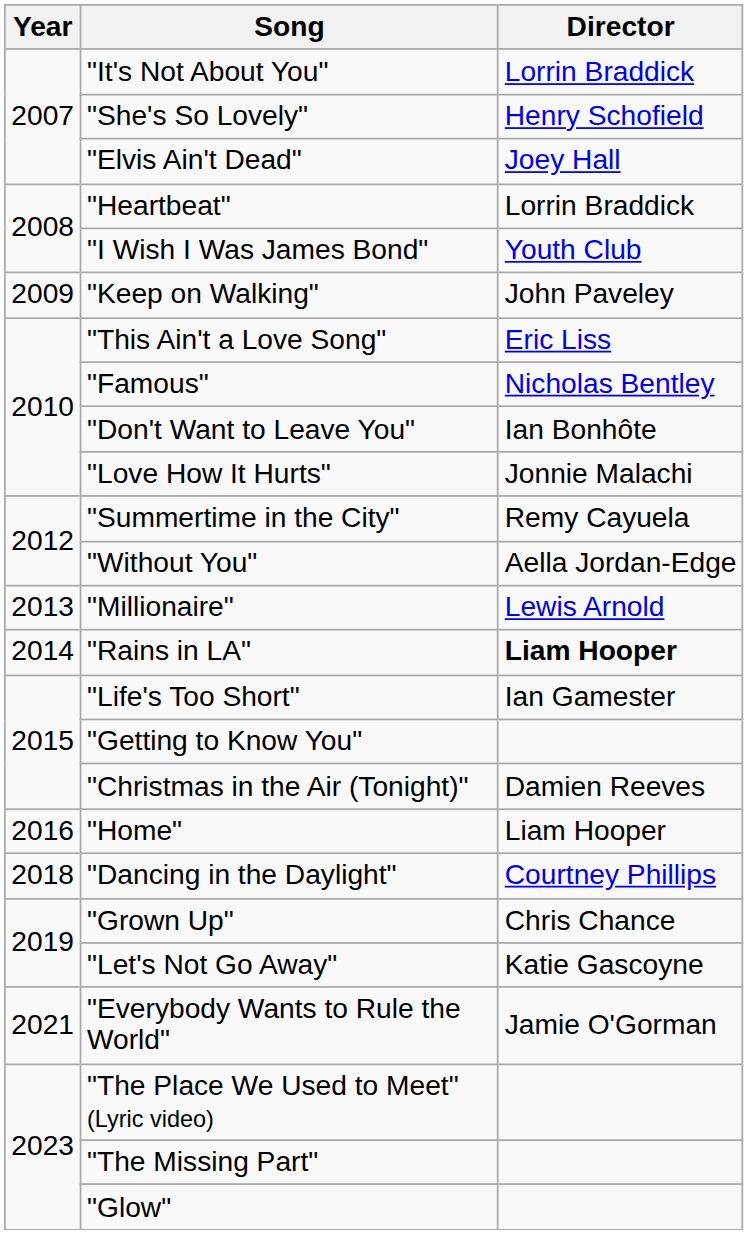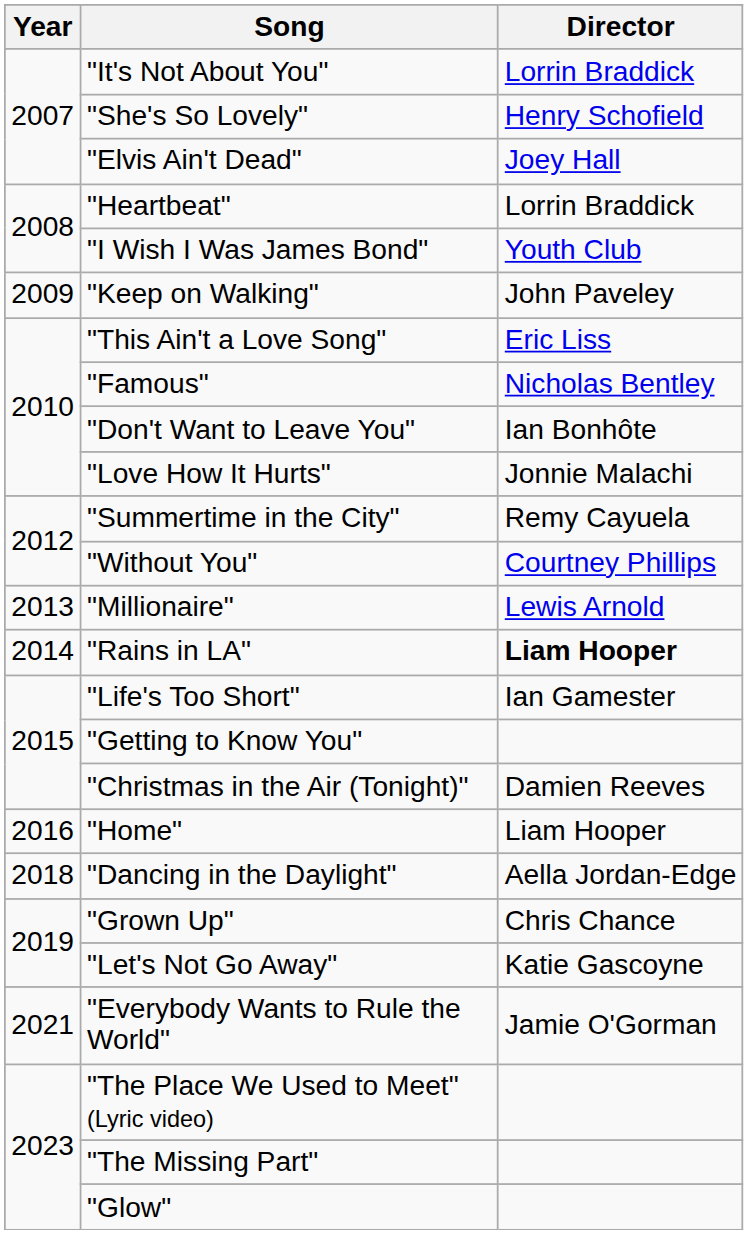(621, 562) Aella Jordan-Edge -> (610, 562) Courtney Phillips
(610, 875) Courtney Phillips -> (621, 875) Aella Jordan-Edge
